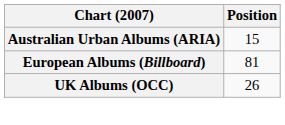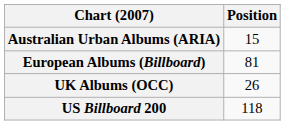+ row: (114, 108)
